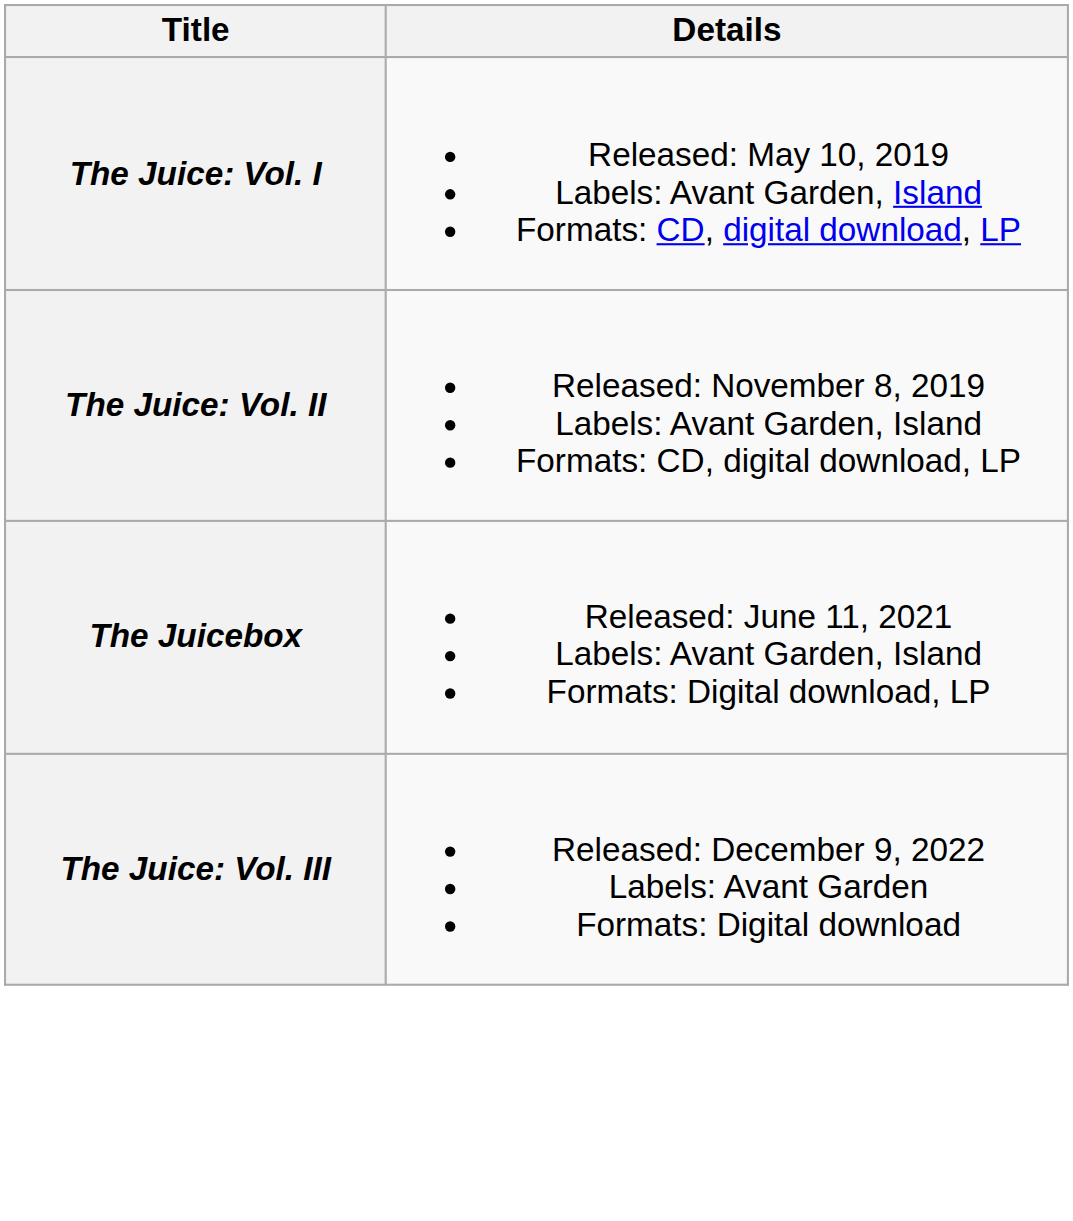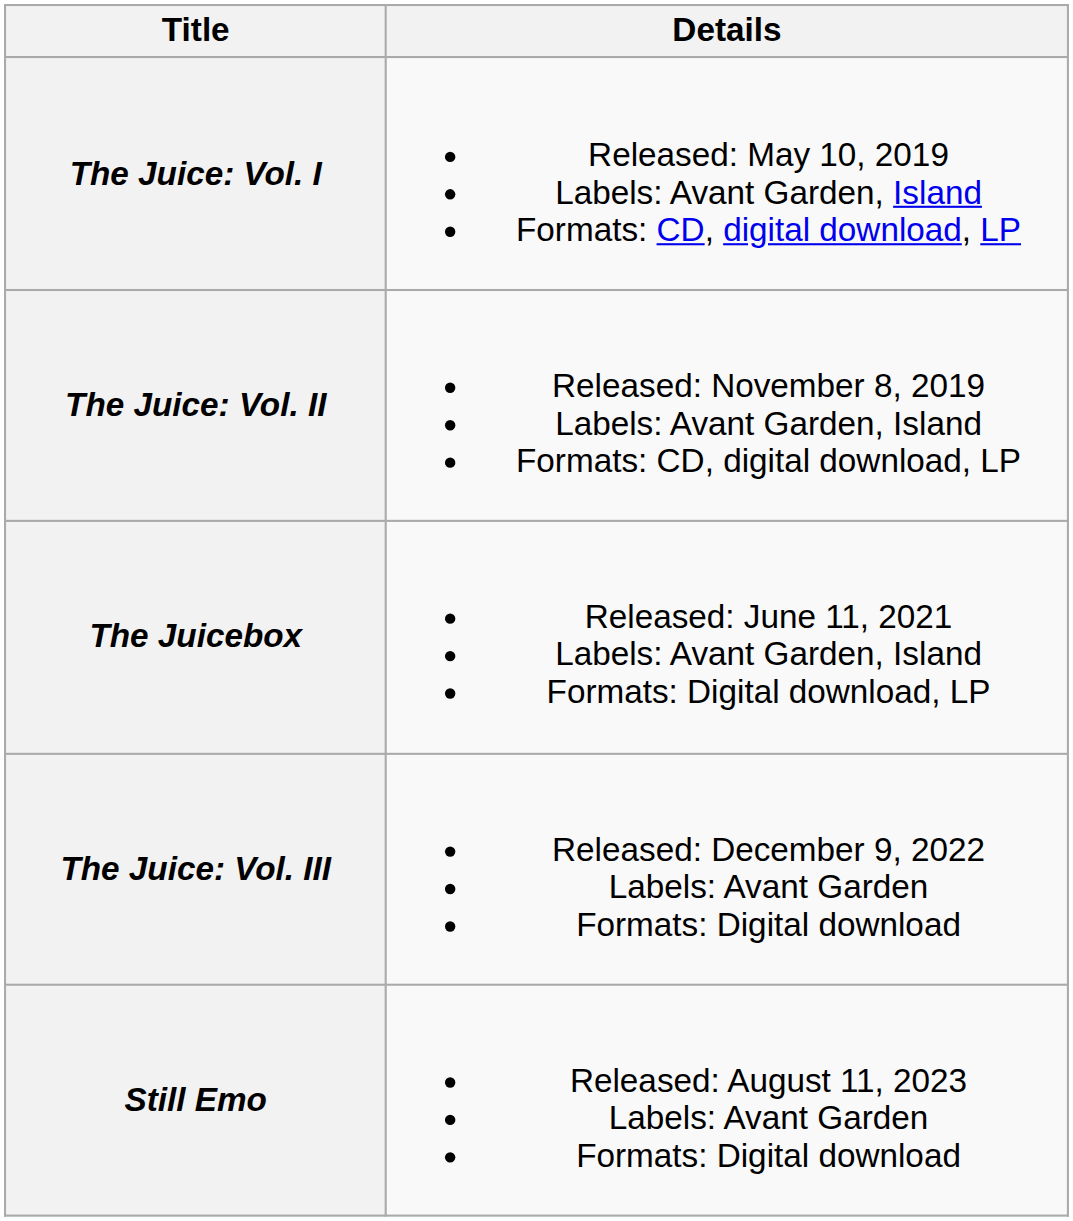+ row: (196, 1099)
